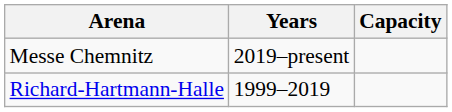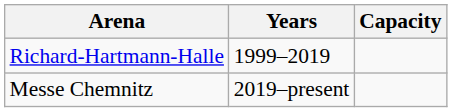rows swapped: (117, 89) <-> (81, 55)
